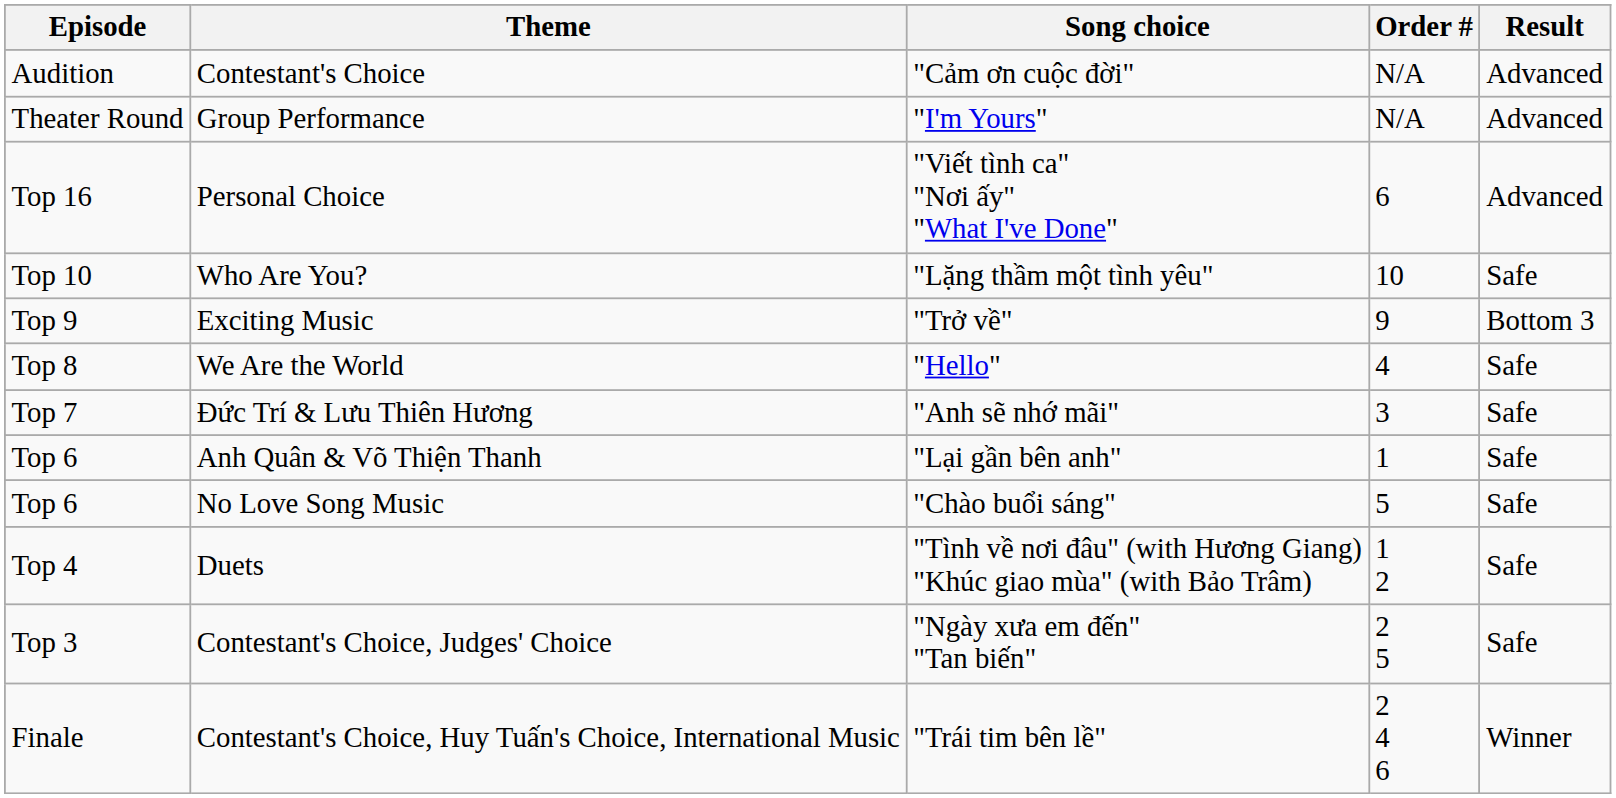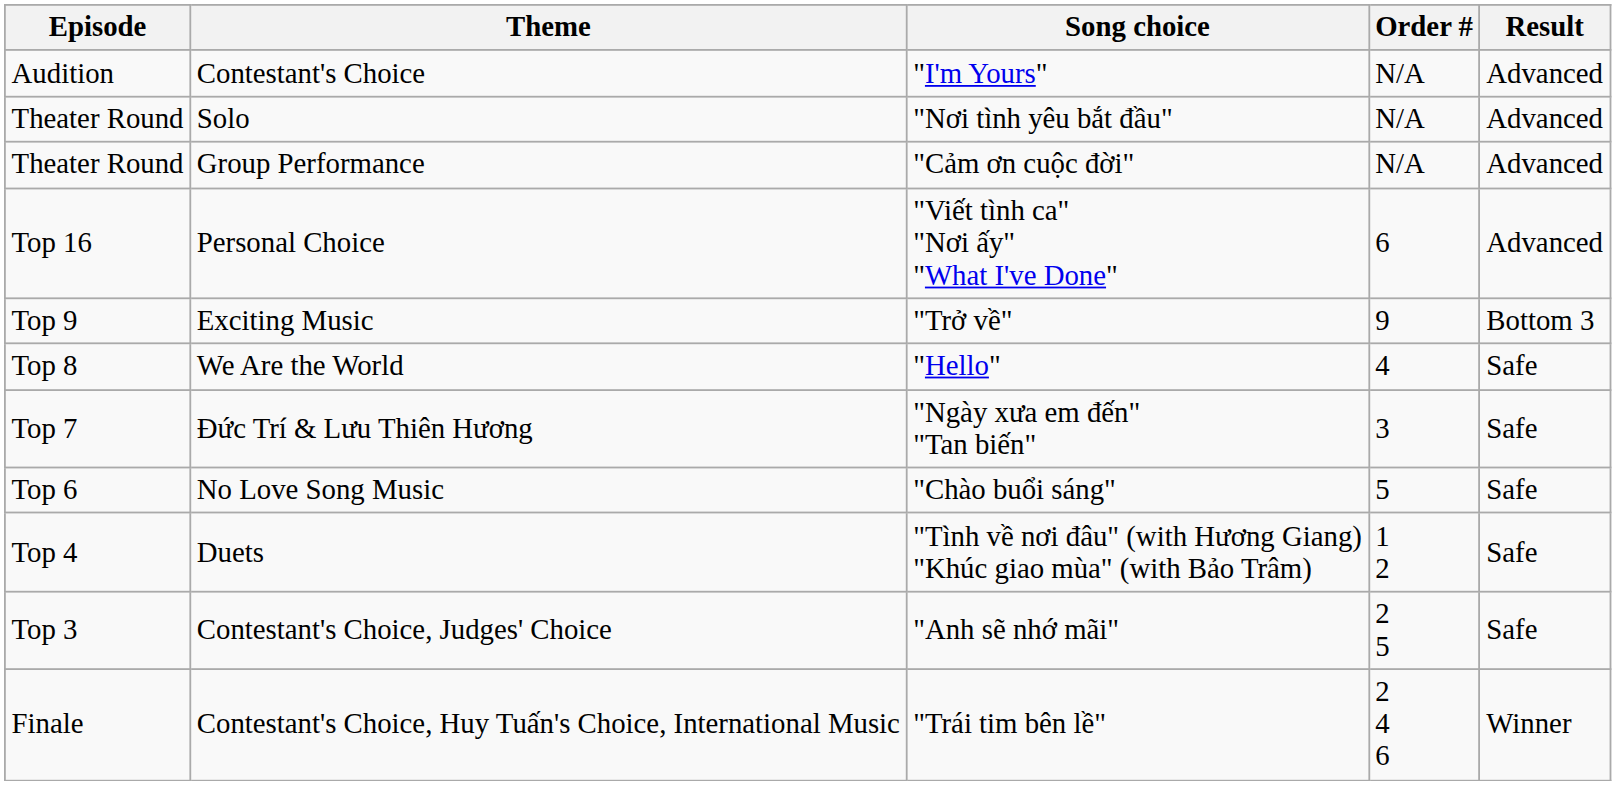(1024, 73) "Cảm ơn cuộc đời" -> (980, 73) "I'm Yours"
+ row: (223, 118)
(980, 118) "I'm Yours" -> (1024, 164) "Cảm ơn cuộc đời"
- row: (282, 274)
(1016, 411) "Anh sẽ nhớ mãi" -> (1027, 428) "Ngày xưa em đến" "Tan biến"
- row: (369, 457)
(1027, 643) "Ngày xưa em đến" "Tan biến" -> (1016, 629) "Anh sẽ nhớ mãi"
